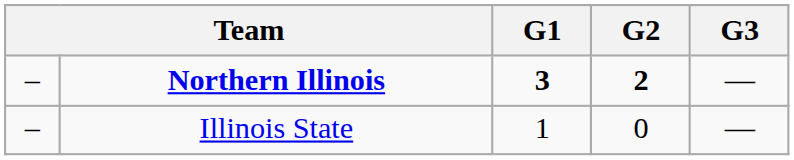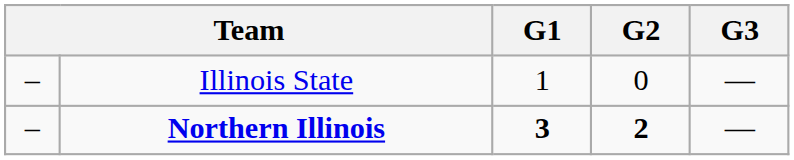rows swapped: (276, 79) <-> (276, 129)
